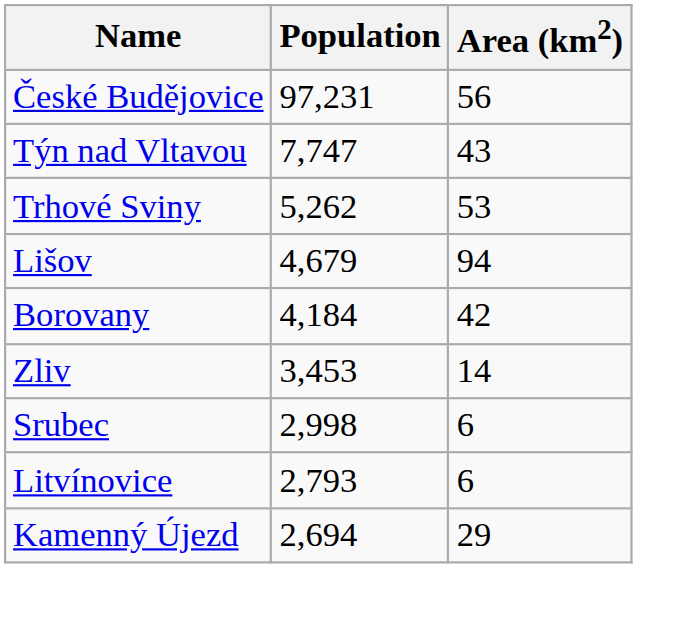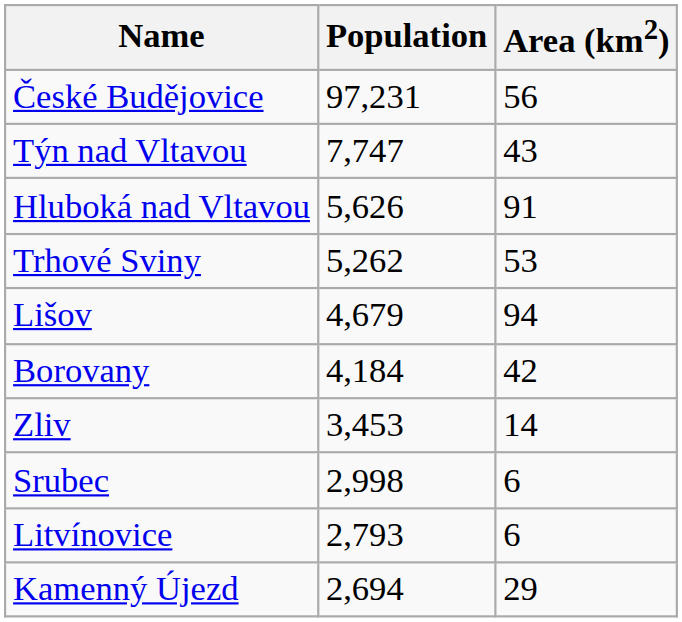+ row: (162, 205)
